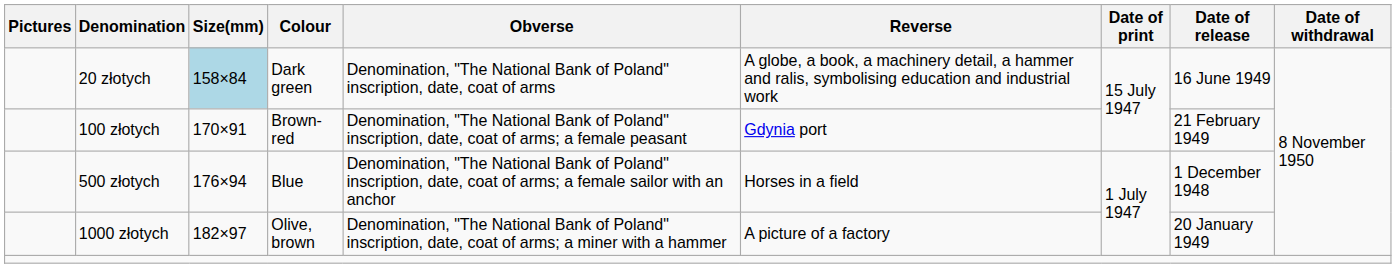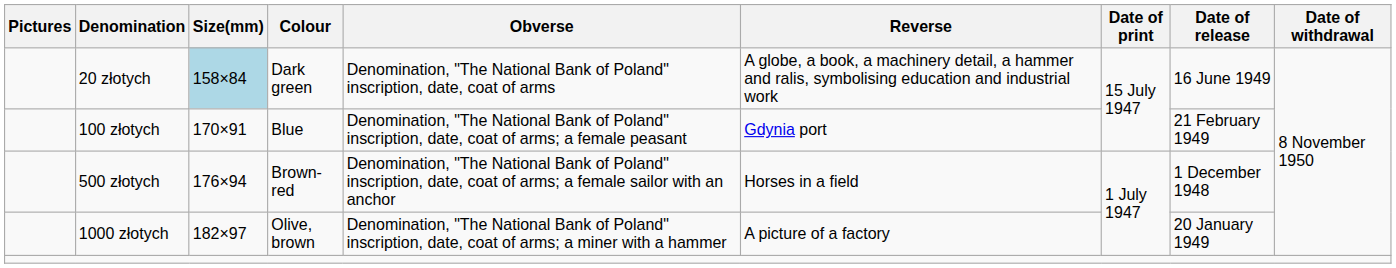(297, 130) Brown-red -> (287, 130) Blue
(287, 182) Blue -> (297, 182) Brown-red
